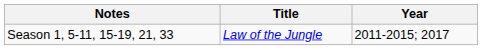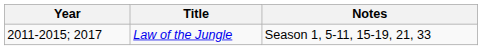columns swapped: (415, 14) <-> (112, 14)
